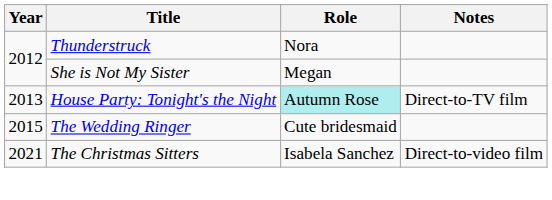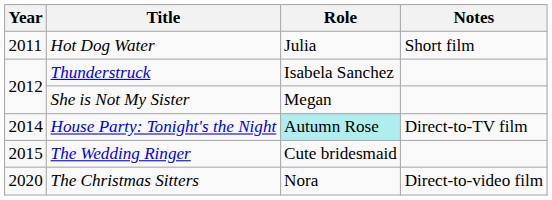+ row: (103, 45)
(301, 45) Nora -> (339, 72) Isabela Sanchez
(26, 99) 2013 -> (26, 126) 2014
(26, 153) 2021 -> (26, 180) 2020
(339, 153) Isabela Sanchez -> (301, 180) Nora
